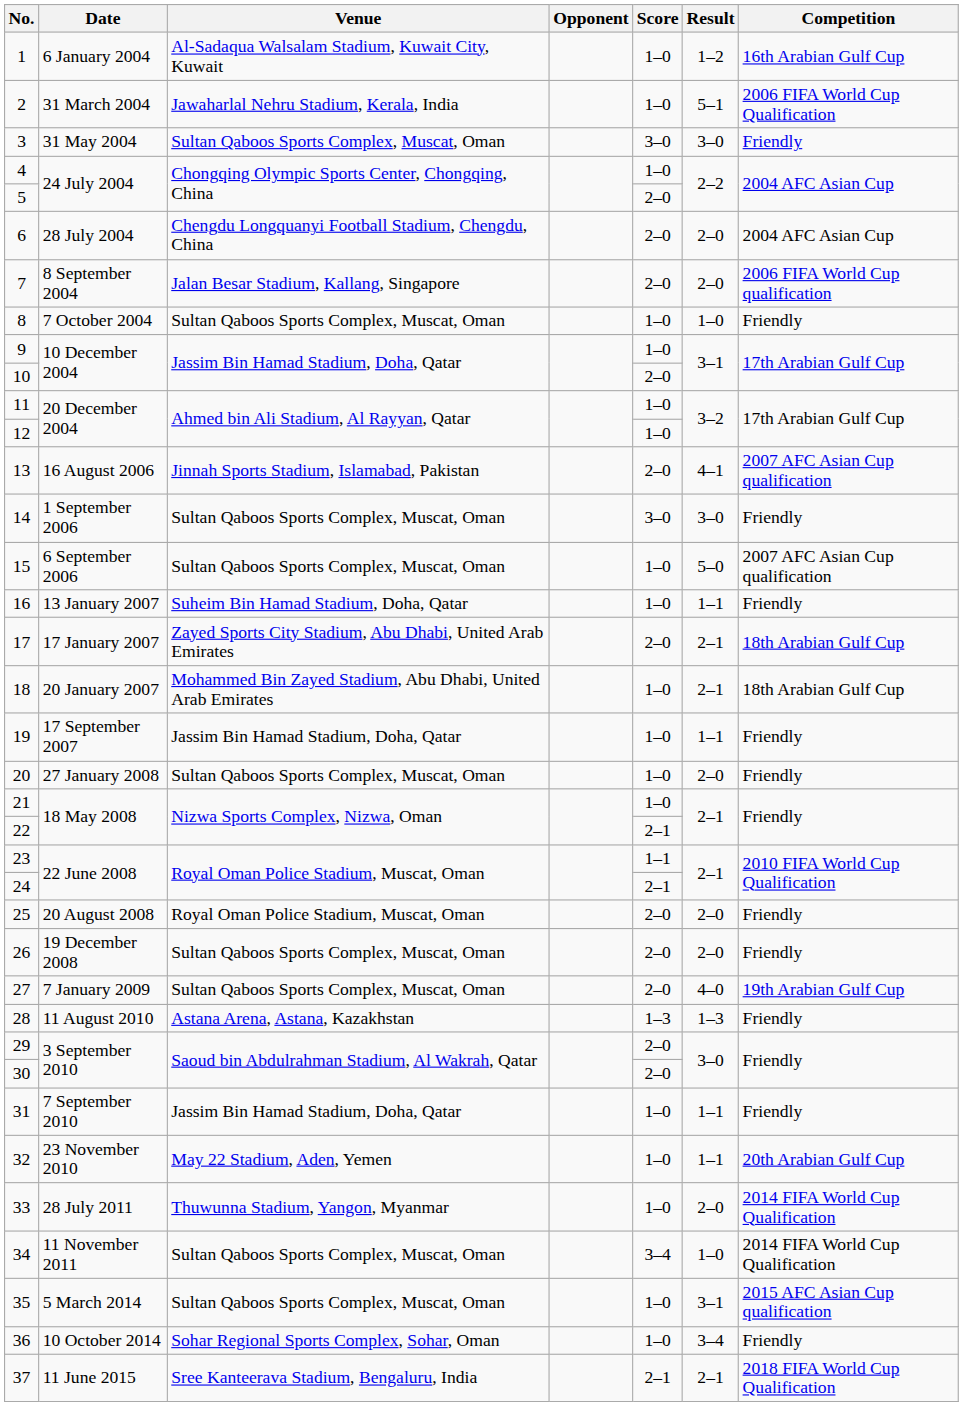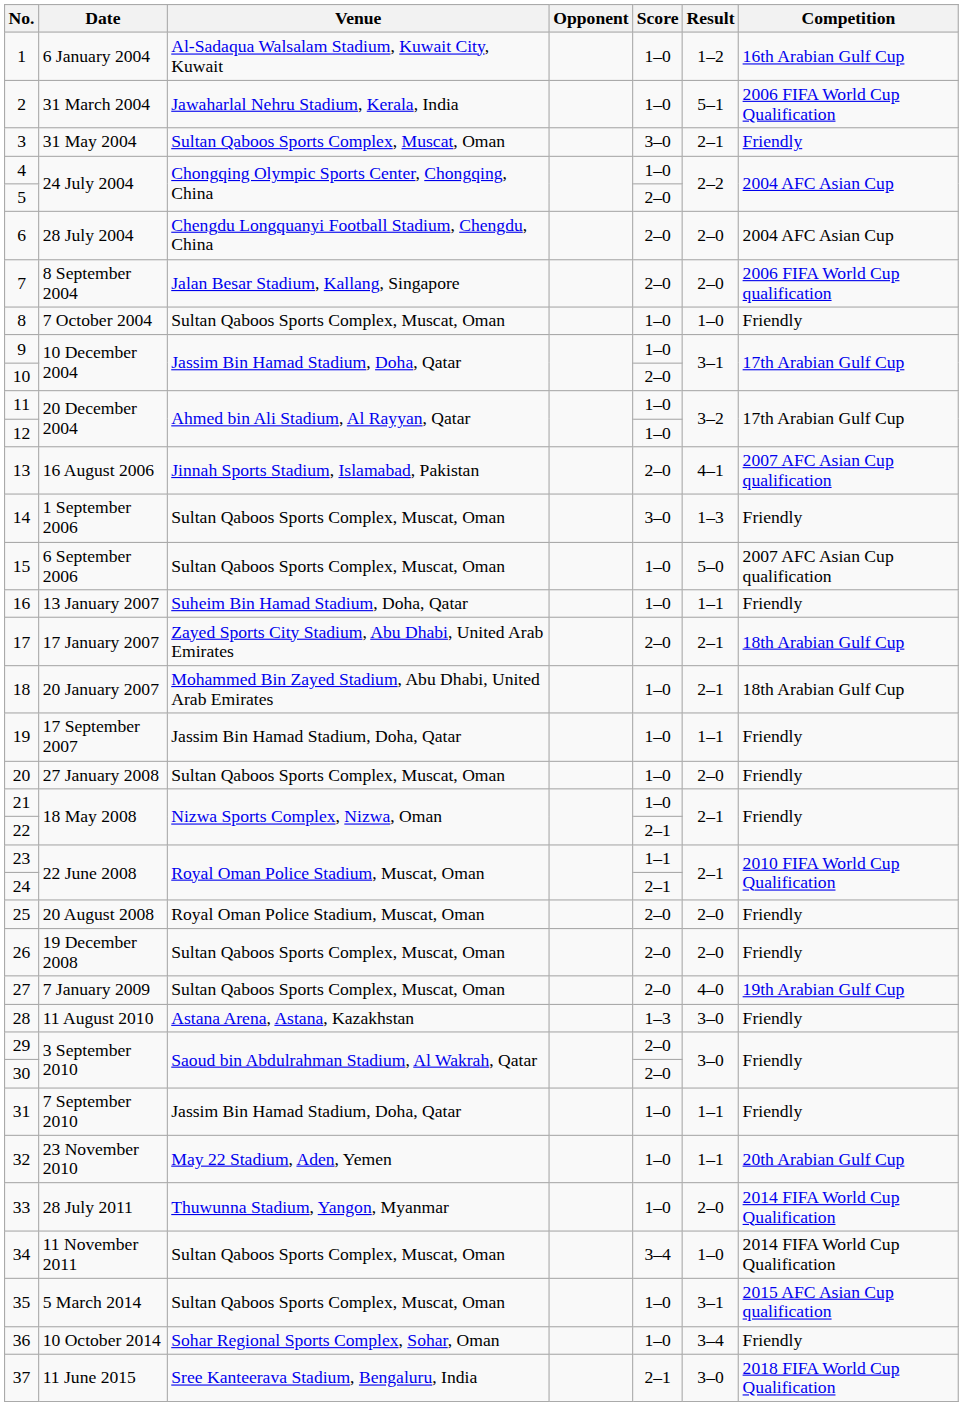(711, 141) 3–0 -> (711, 141) 2–1
(711, 518) 3–0 -> (711, 518) 1–3
(711, 1017) 1–3 -> (711, 1017) 3–0
(711, 1377) 2–1 -> (711, 1377) 3–0
